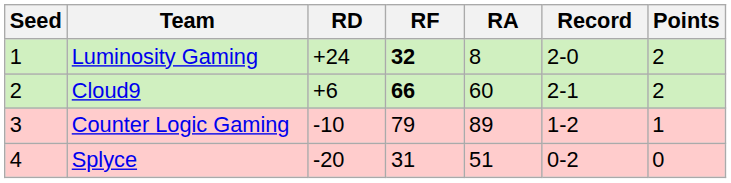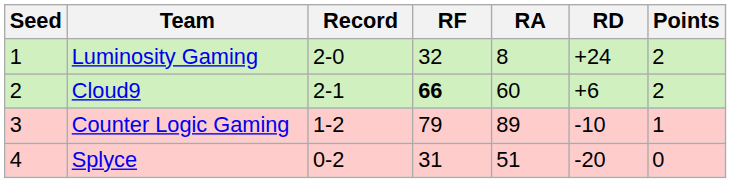columns swapped: (595, 21) <-> (347, 21)
(403, 56) bold -> (430, 56) normal
